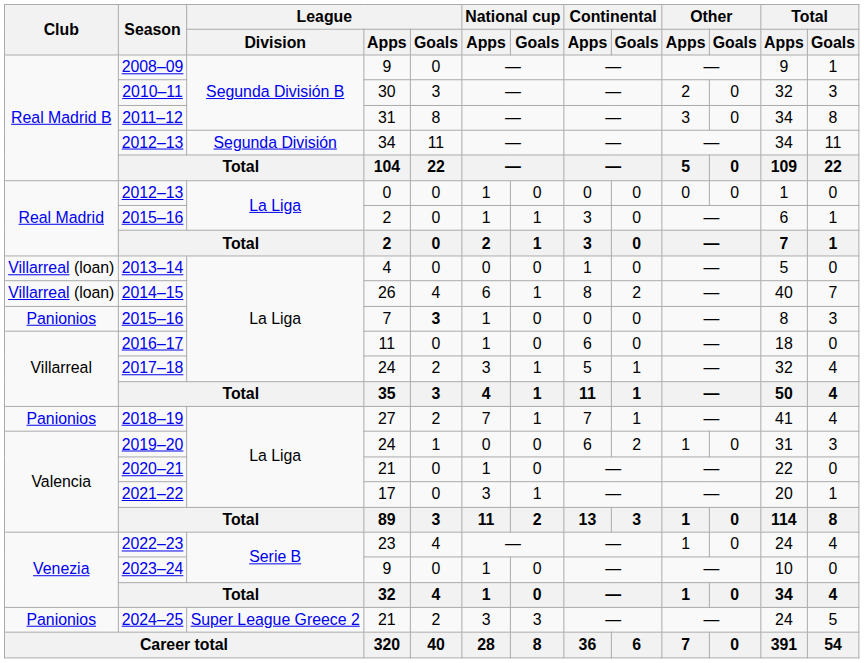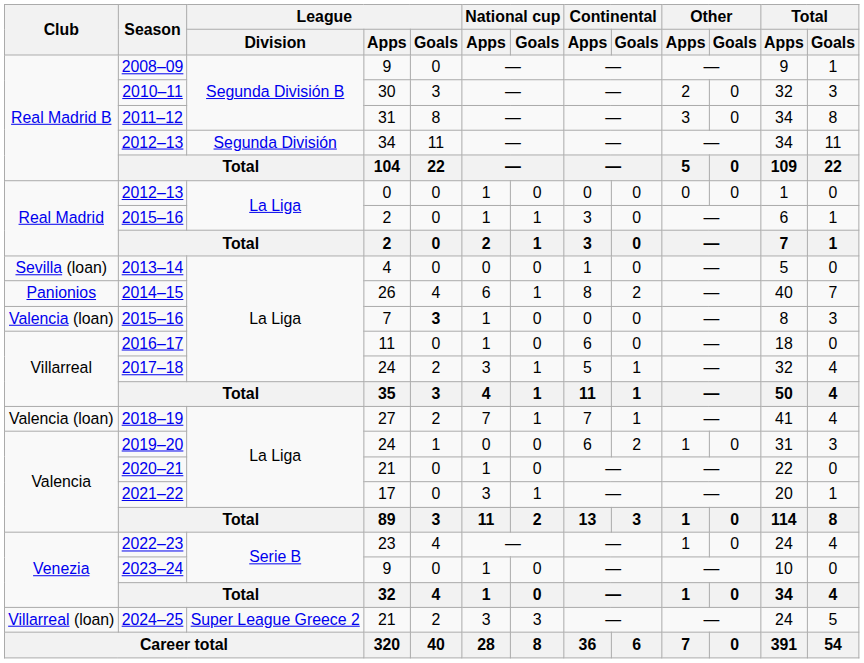(61, 268) Villarreal (loan) -> (61, 268) Sevilla (loan)
(61, 293) Villarreal (loan) -> (61, 293) Panionios
(61, 318) Panionios -> (61, 318) Valencia (loan)
(61, 419) Panionios -> (61, 419) Valencia (loan)
(61, 619) Panionios -> (61, 619) Villarreal (loan)
